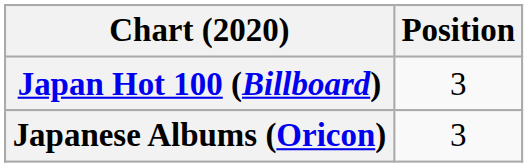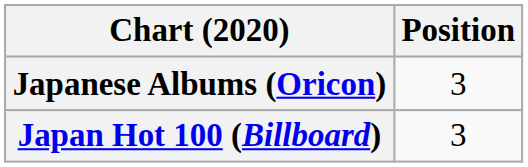rows swapped: (199, 135) <-> (199, 82)
